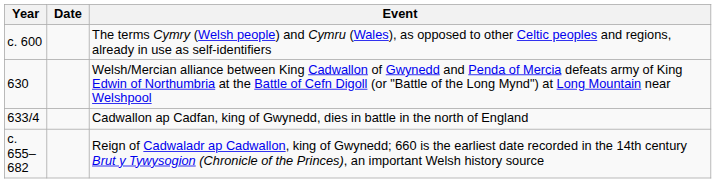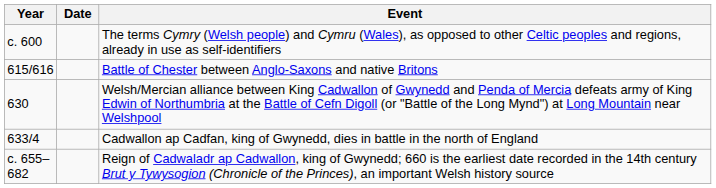+ row: (270, 69)
